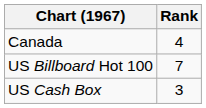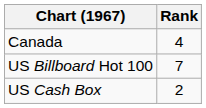(179, 90) 3 -> (179, 90) 2
